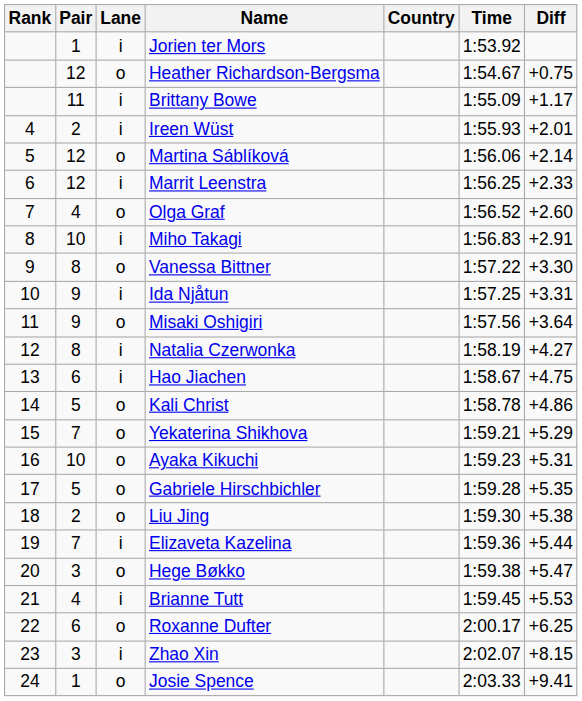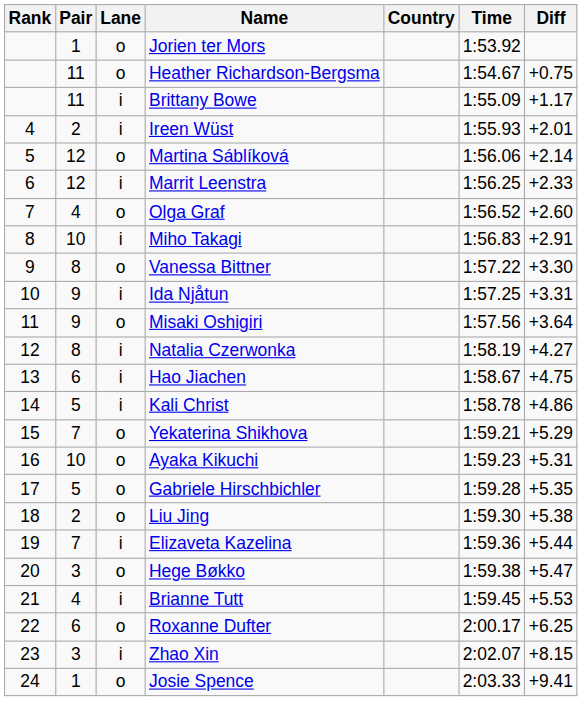(121, 45) i -> (121, 45) o
(76, 73) 12 -> (76, 73) 11
(121, 405) o -> (121, 405) i
